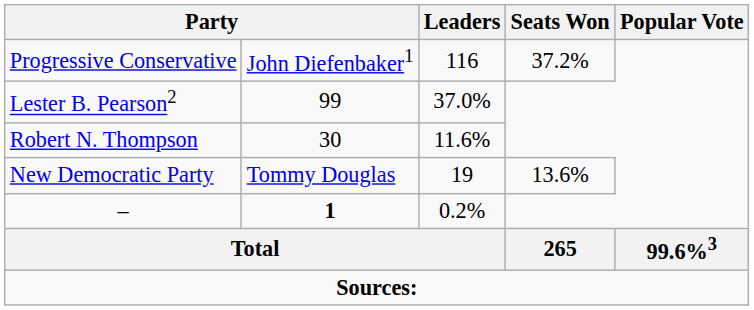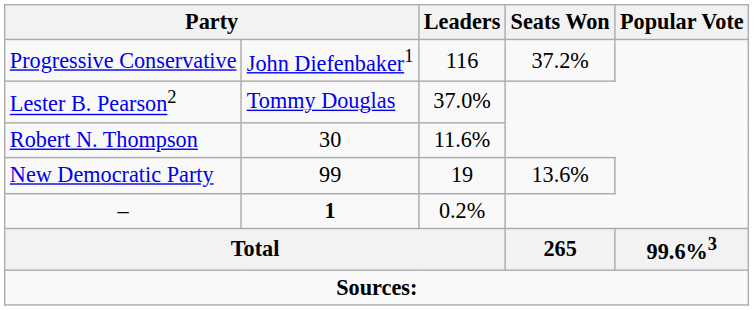(330, 101) 99 -> (321, 101) Tommy Douglas
(321, 175) Tommy Douglas -> (330, 175) 99
